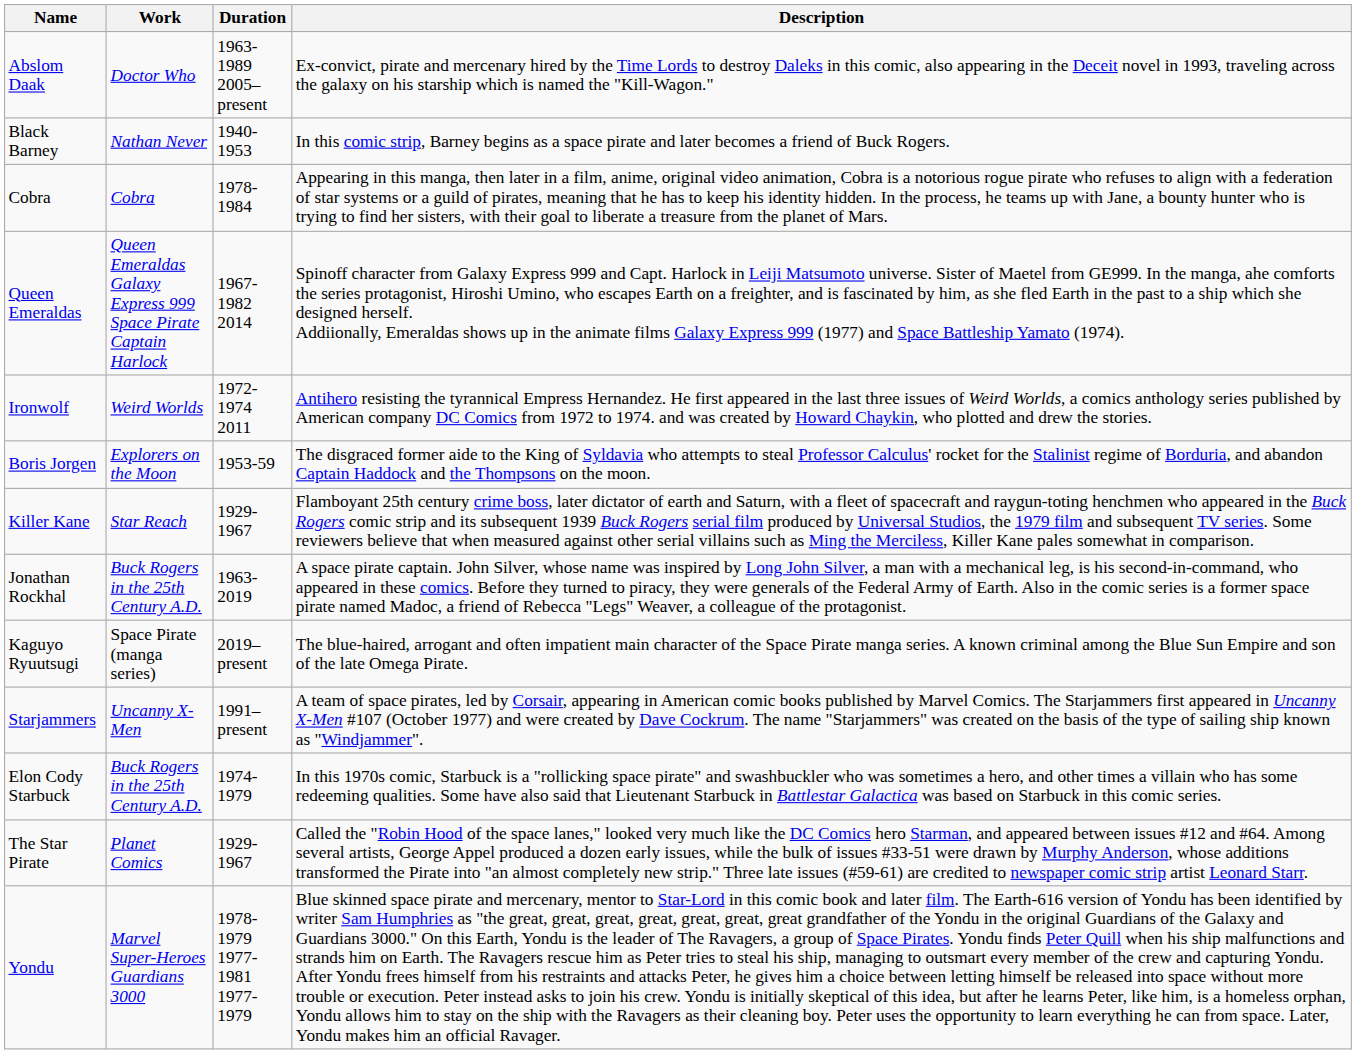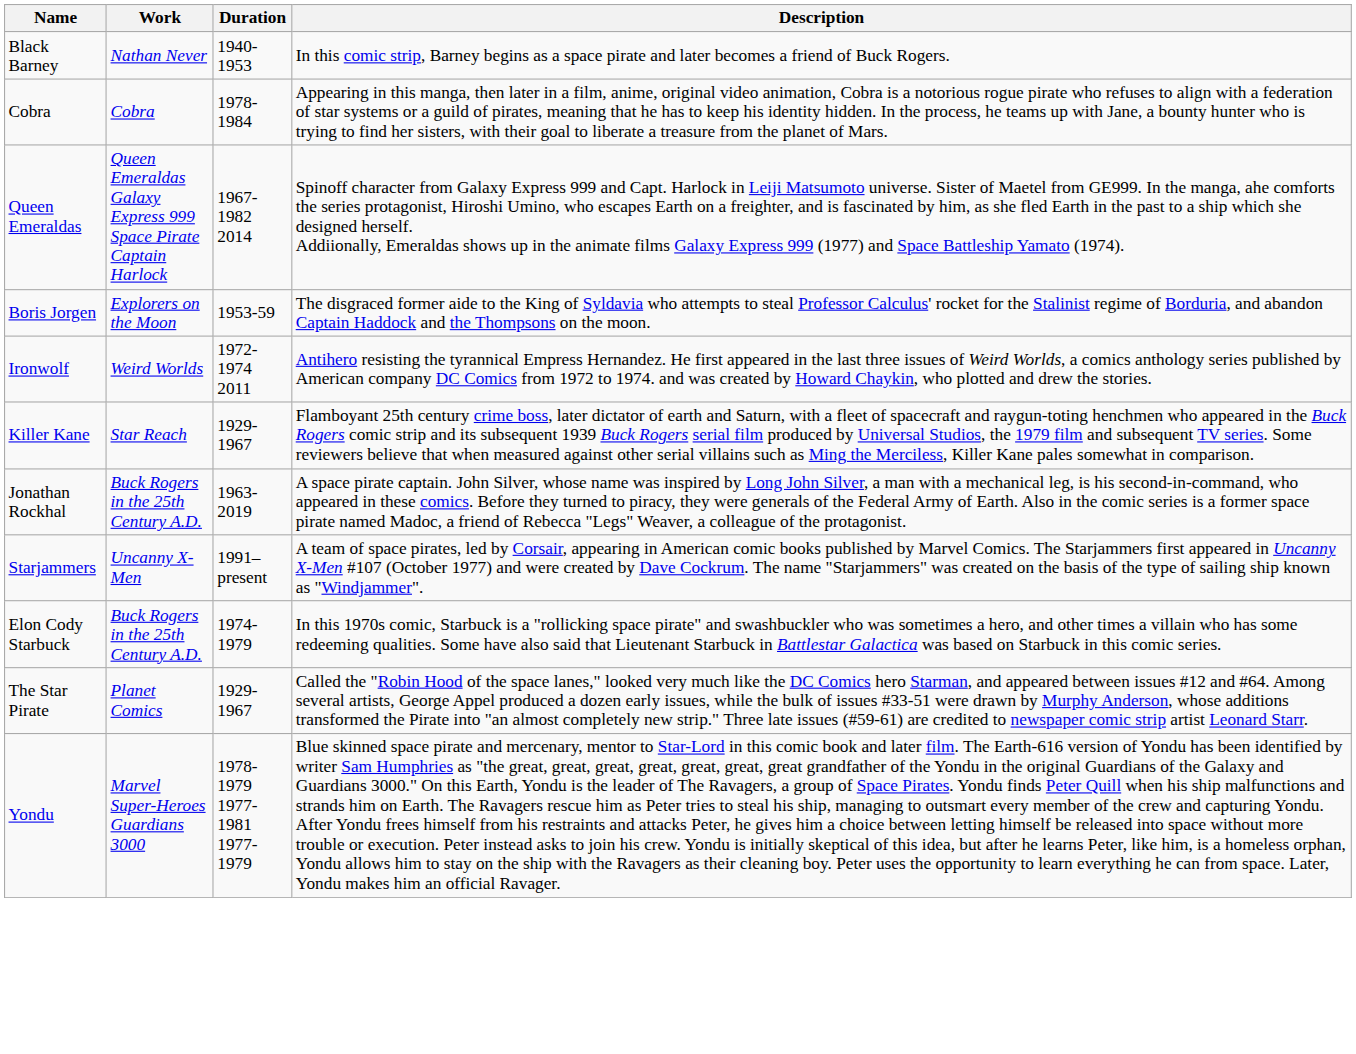- row: (36, 74)
rows swapped: (39, 407) <-> (52, 464)
- row: (44, 653)
